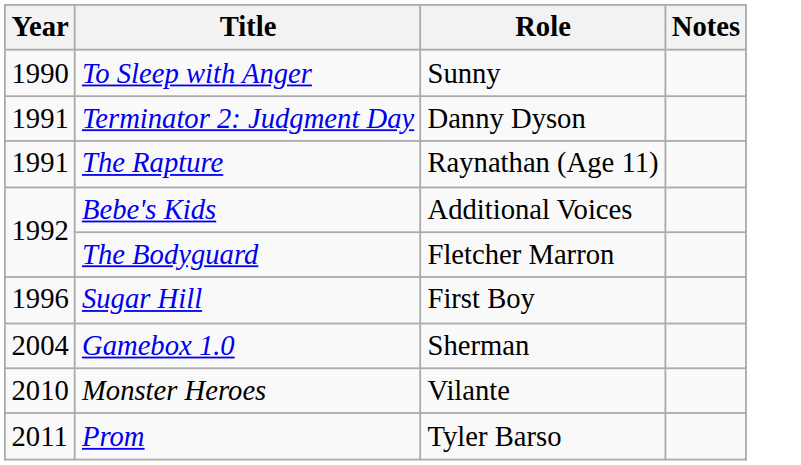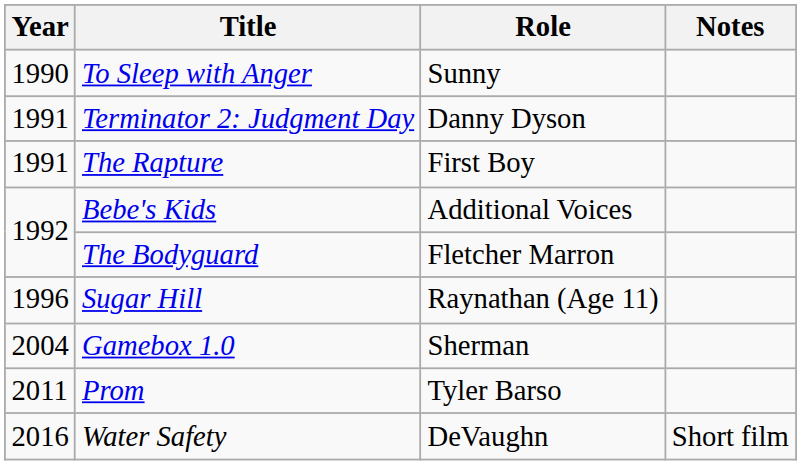(543, 163) Raynathan (Age 11) -> (481, 163) First Boy
(481, 299) First Boy -> (543, 299) Raynathan (Age 11)
- row: (174, 390)
+ row: (154, 436)
